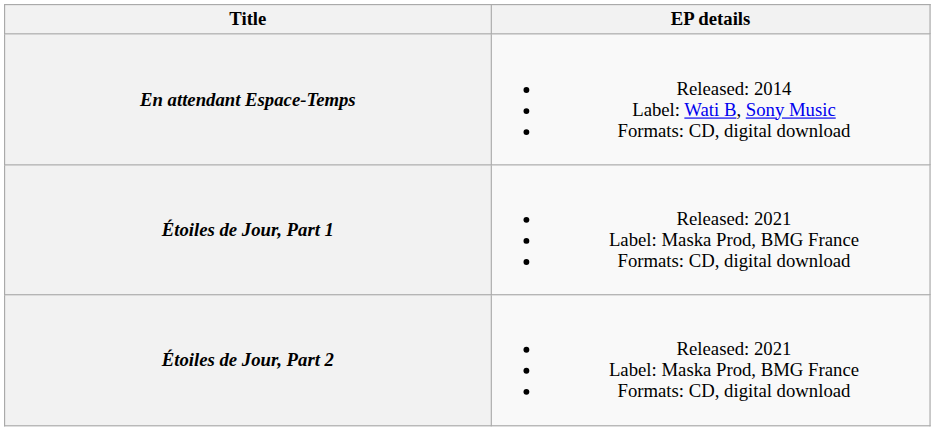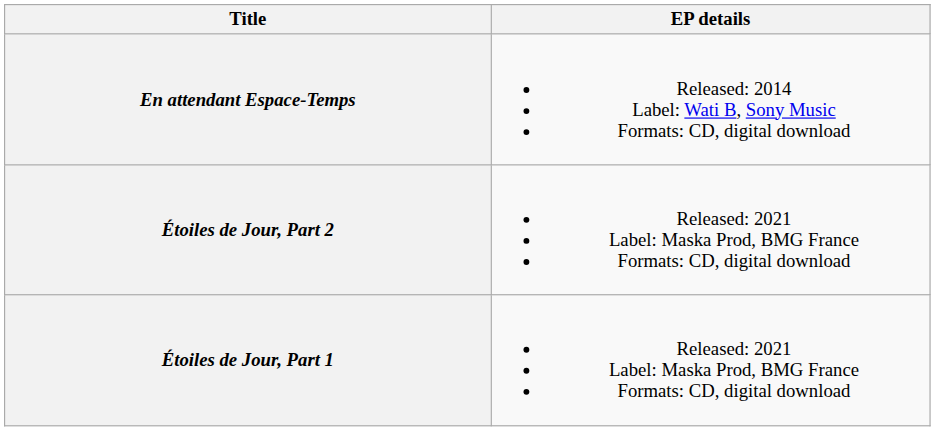rows swapped: (248, 229) <-> (248, 359)
